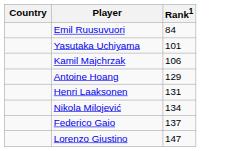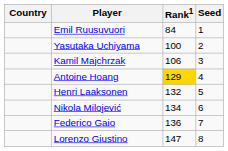+ column: (210, 13)
(173, 45) 101 -> (173, 45) 100
(173, 76) no background -> (173, 76) gold background
(173, 92) 131 -> (173, 92) 132
(173, 123) 137 -> (173, 123) 136
